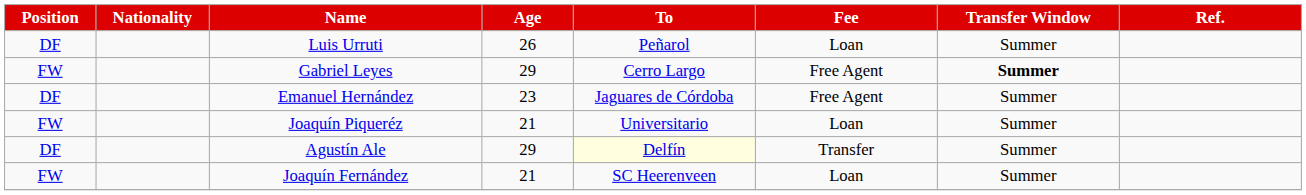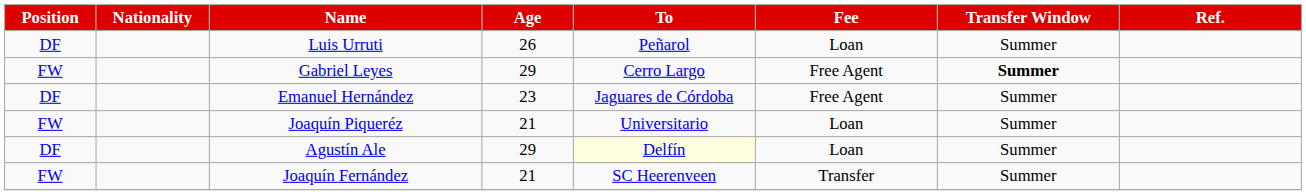(846, 149) Transfer -> (846, 149) Loan
(846, 176) Loan -> (846, 176) Transfer
